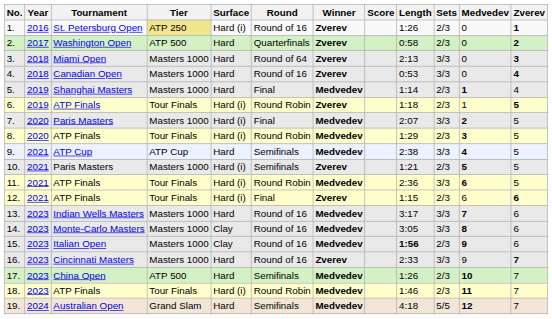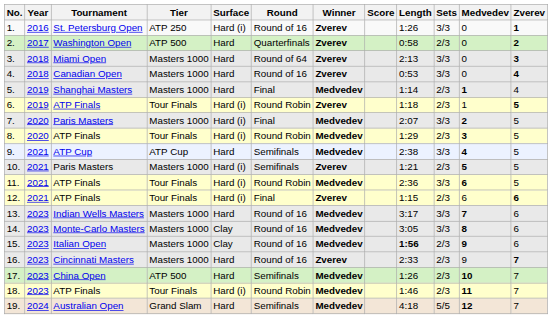(168, 28) khaki background -> (168, 28) no background
(443, 28) 2/3 -> (443, 28) 3/3
(443, 260) 3/3 -> (443, 260) 2/3
